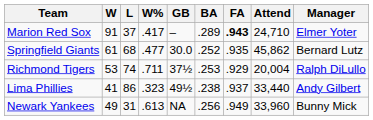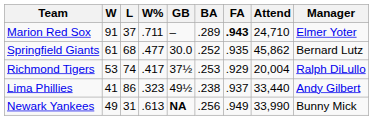(153, 32) .417 -> (152, 32) .711
(152, 69) .711 -> (153, 69) .417
(178, 106) normal -> (178, 106) bold
(272, 106) 33,960 -> (272, 106) 33,990
